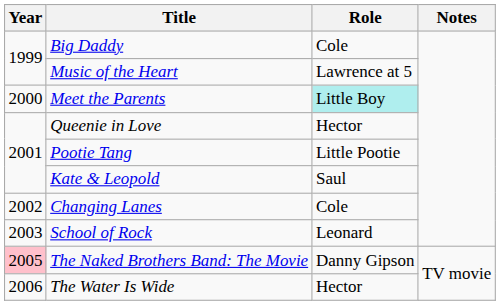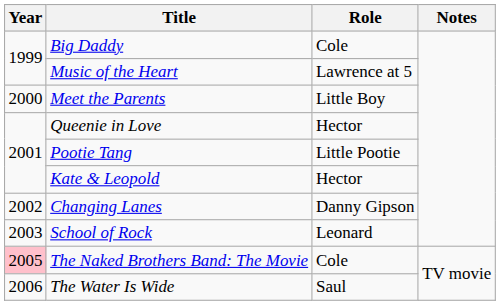(351, 98) paleturquoise background -> (351, 98) no background
(331, 179) Saul -> (339, 179) Hector
(332, 206) Cole -> (365, 206) Danny Gipson
(365, 260) Danny Gipson -> (332, 260) Cole
(339, 286) Hector -> (331, 286) Saul
